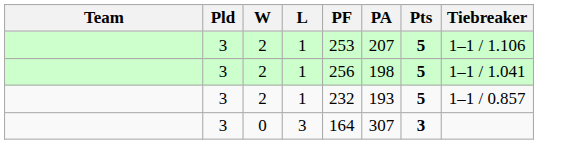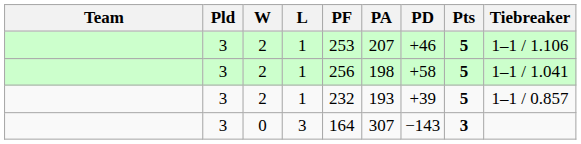+ column: (423, 17)
